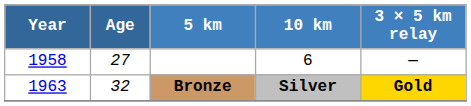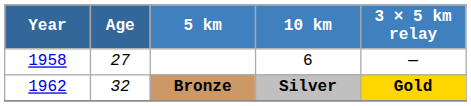(47, 88) 1963 -> (47, 88) 1962
